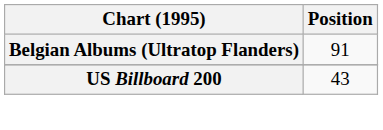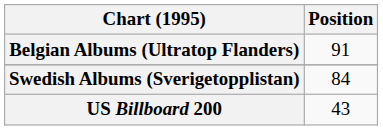+ row: (154, 79)
